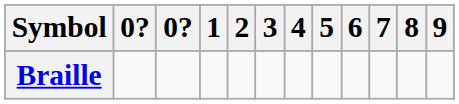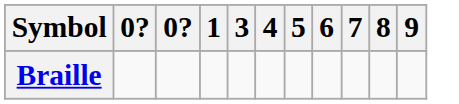- column: (242, 27)
